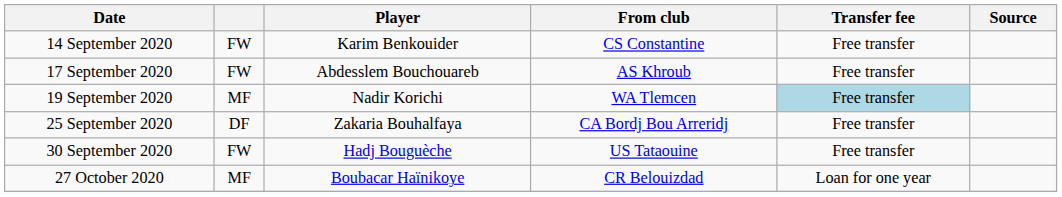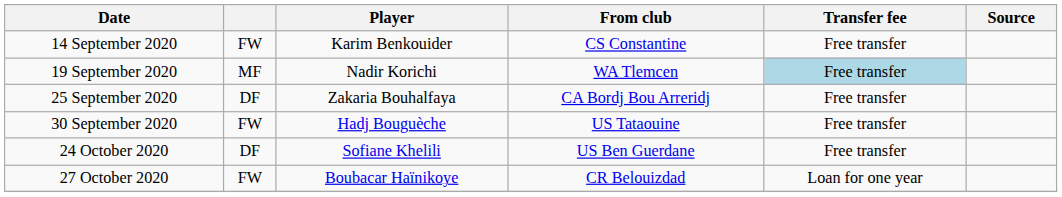- row: (109, 70)
+ row: (114, 150)
(239, 177) MF -> (250, 177) FW
